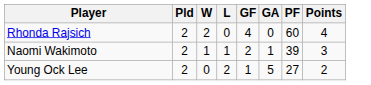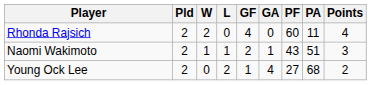+ column: (313, 13)
(292, 51) 39 -> (292, 51) 43
(271, 70) 5 -> (271, 70) 4
